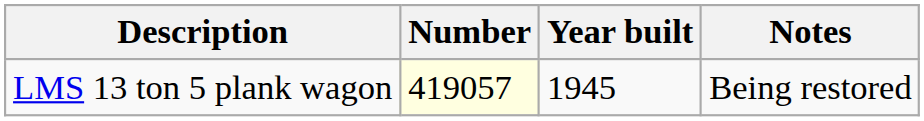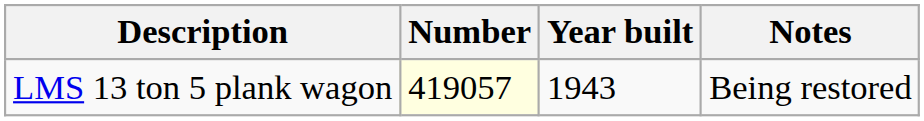(582, 86) 1945 -> (582, 86) 1943
